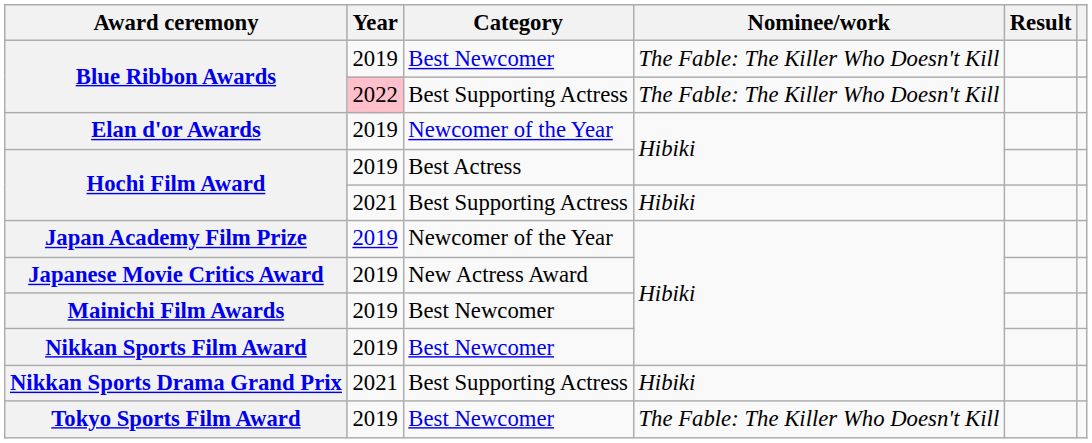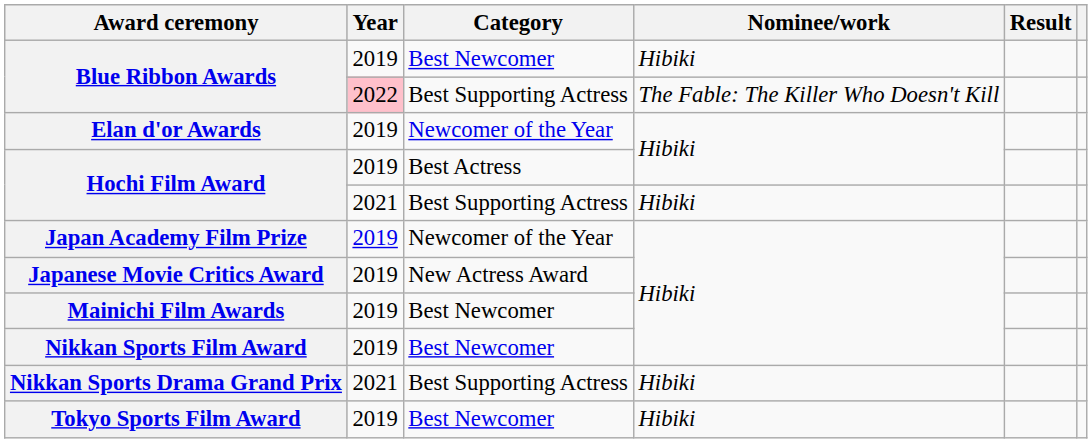(819, 58) The Fable: The Killer Who Doesn't Kill -> (667, 58) Hibiki
(819, 418) The Fable: The Killer Who Doesn't Kill -> (667, 418) Hibiki
